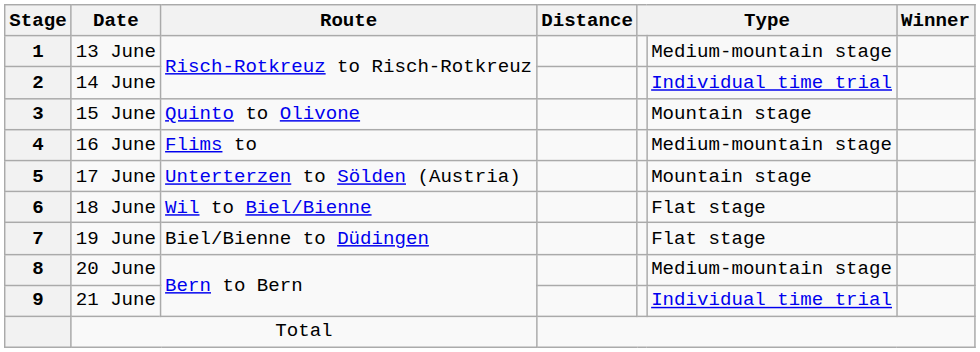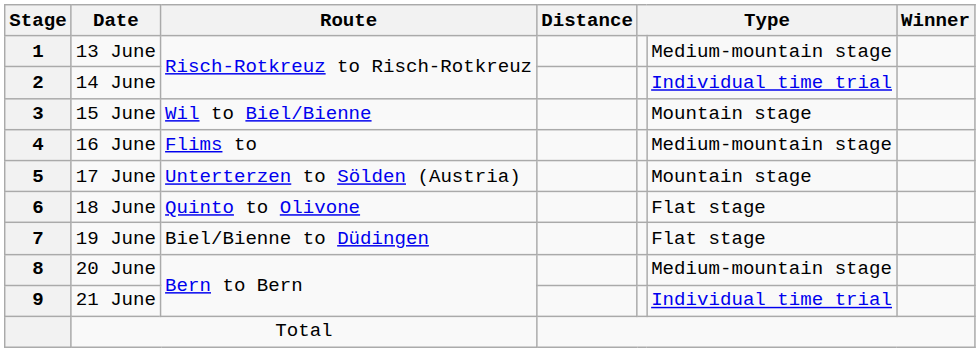(263, 114) Quinto to Olivone -> (268, 114) Wil to Biel/Bienne
(268, 207) Wil to Biel/Bienne -> (263, 207) Quinto to Olivone
